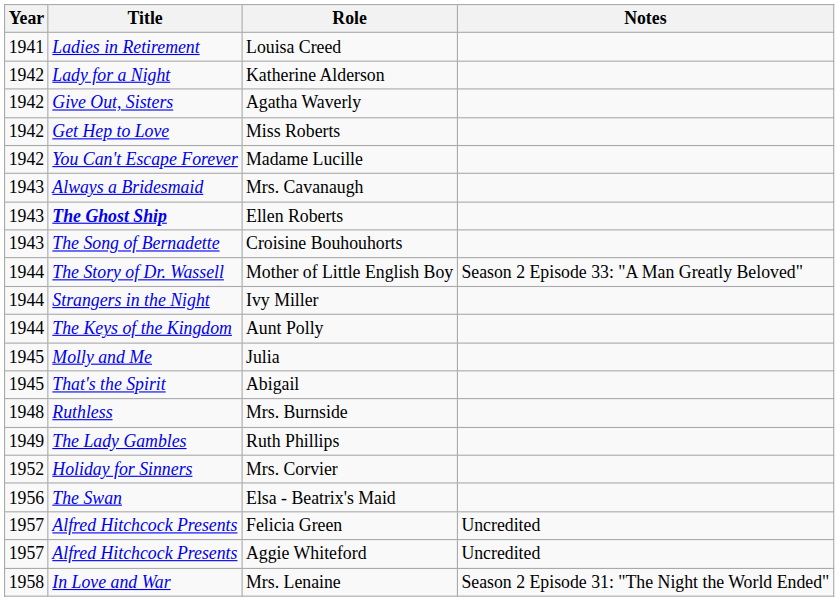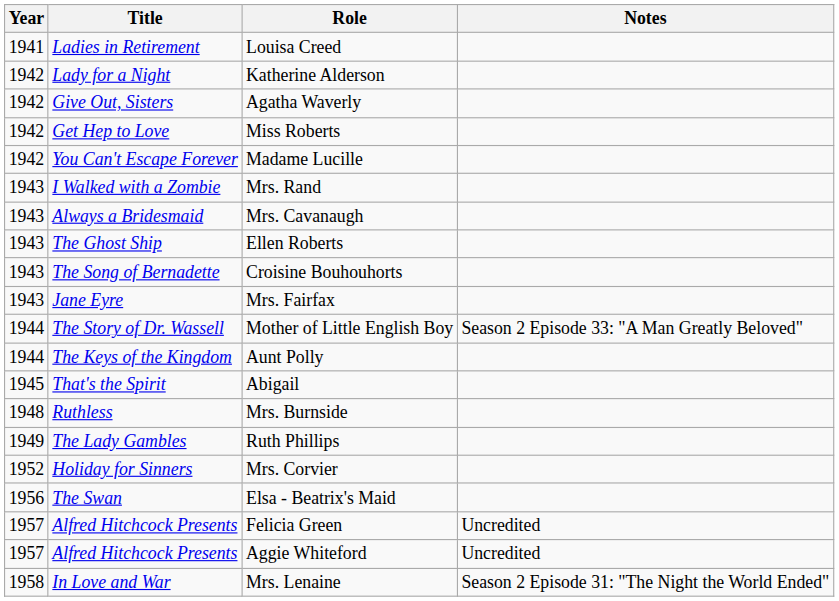+ row: (284, 187)
(110, 215) bold -> (107, 243) normal
+ row: (290, 300)
- row: (282, 300)
- row: (263, 356)
